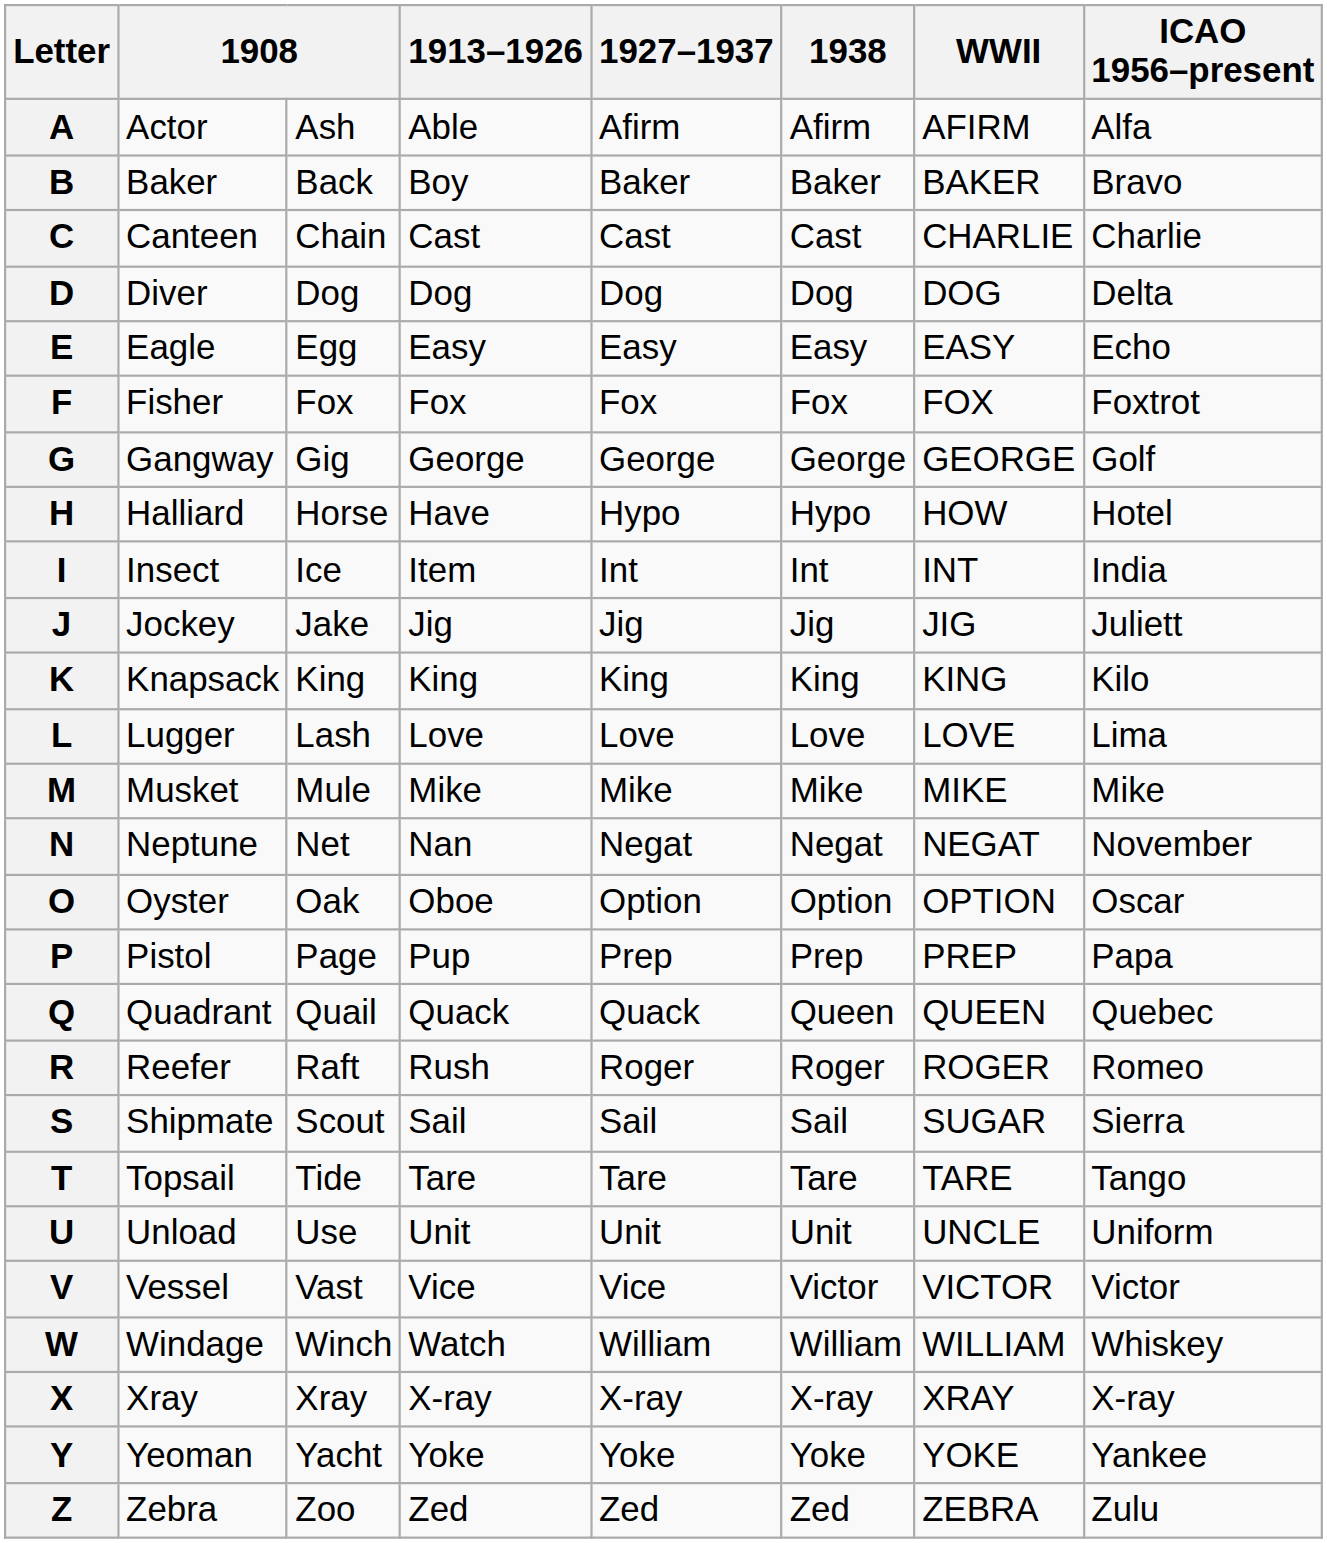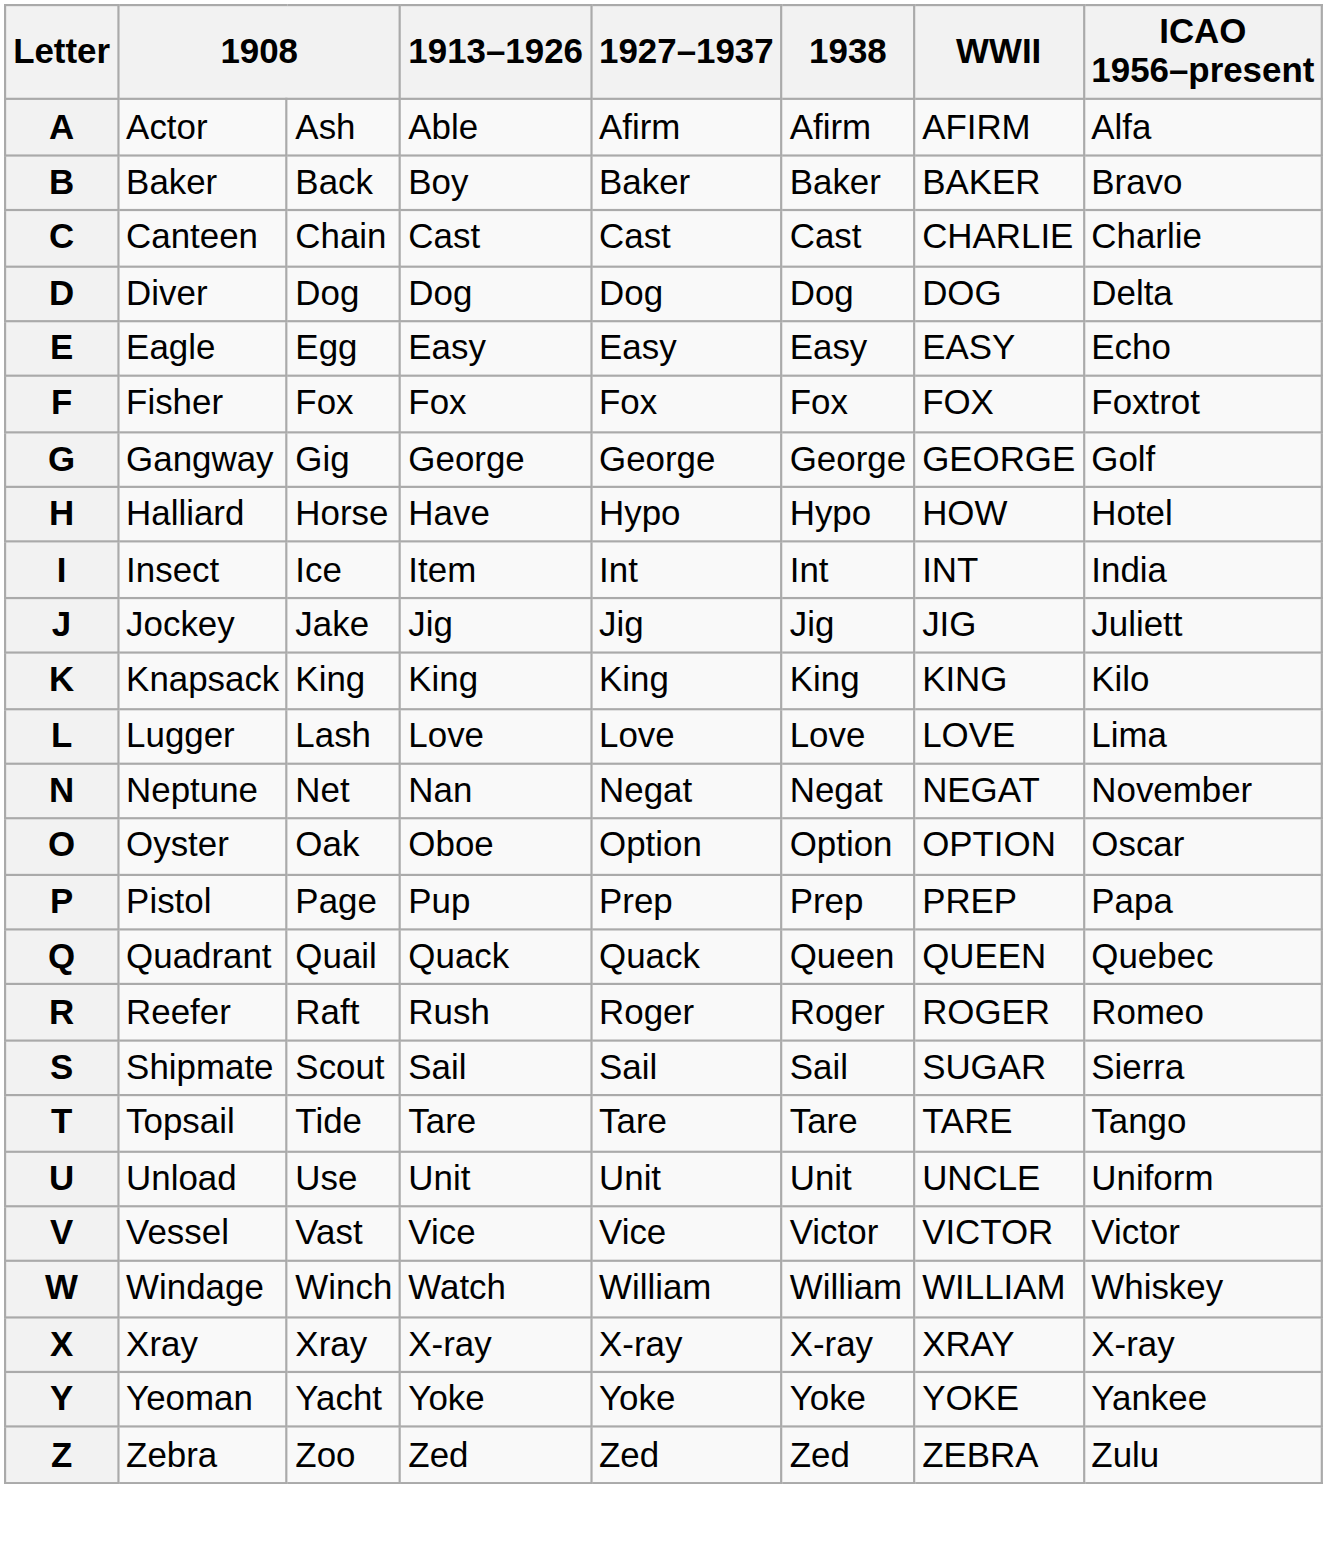- row: (62, 790)
